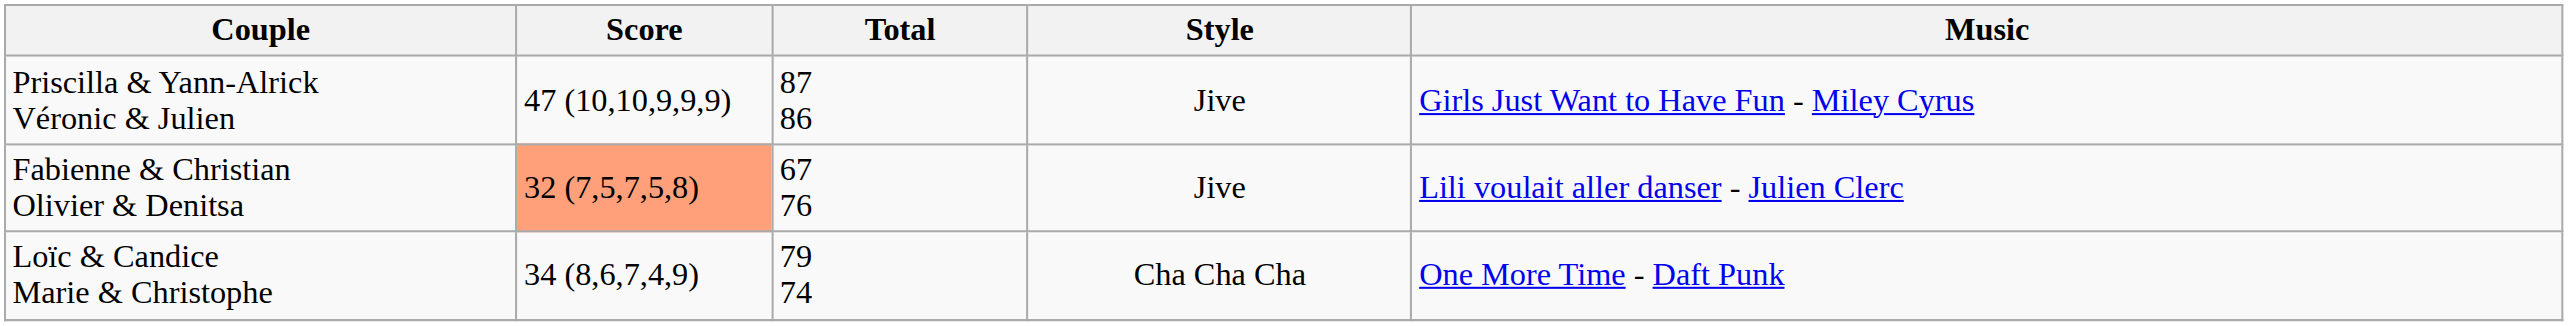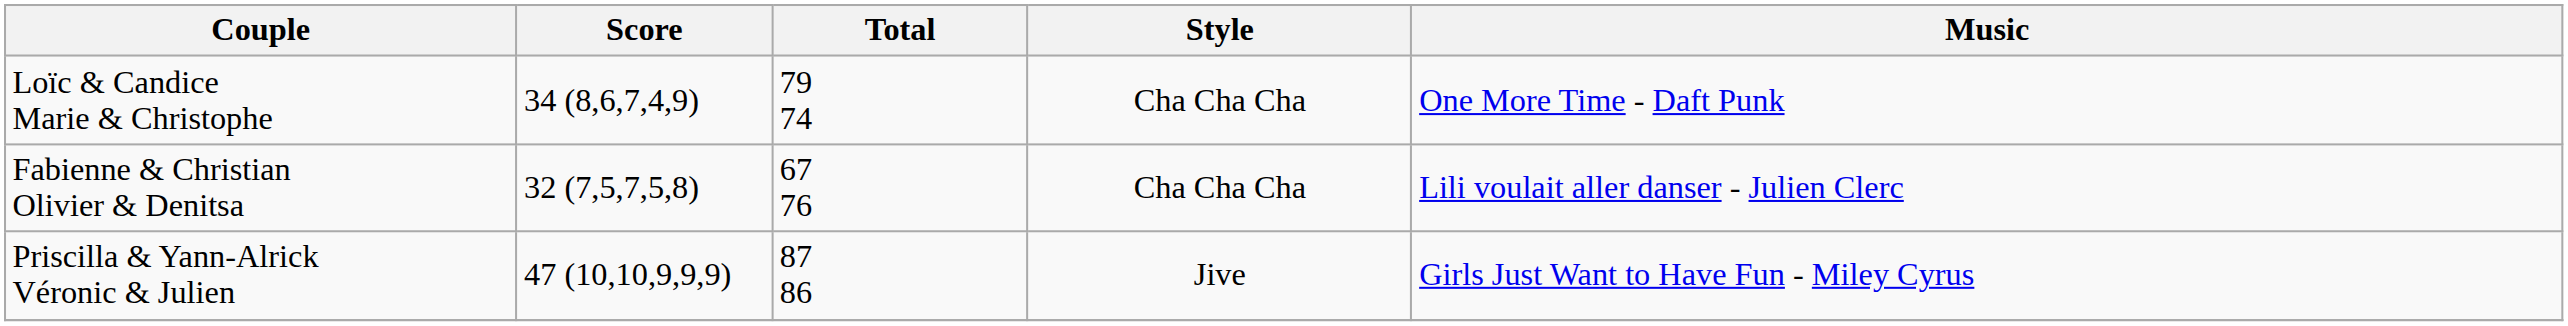rows swapped: (166, 99) <-> (143, 274)
(612, 187) lightsalmon background -> (612, 187) no background
(1220, 187) Jive -> (1220, 187) Cha Cha Cha
